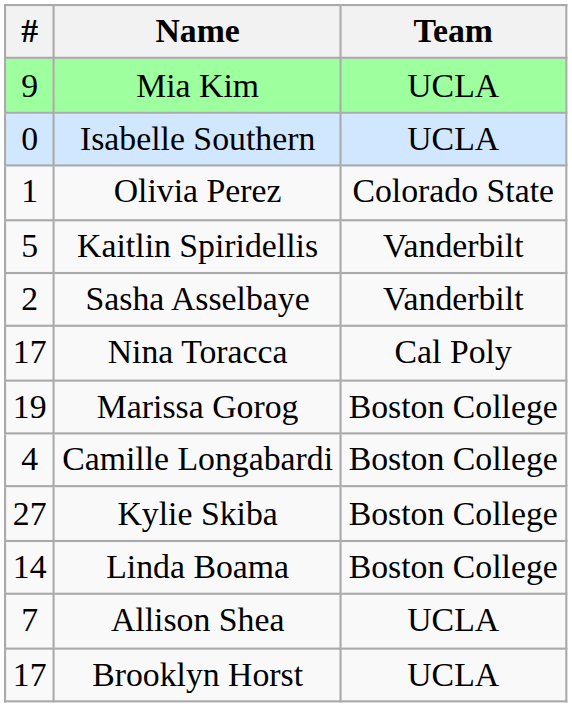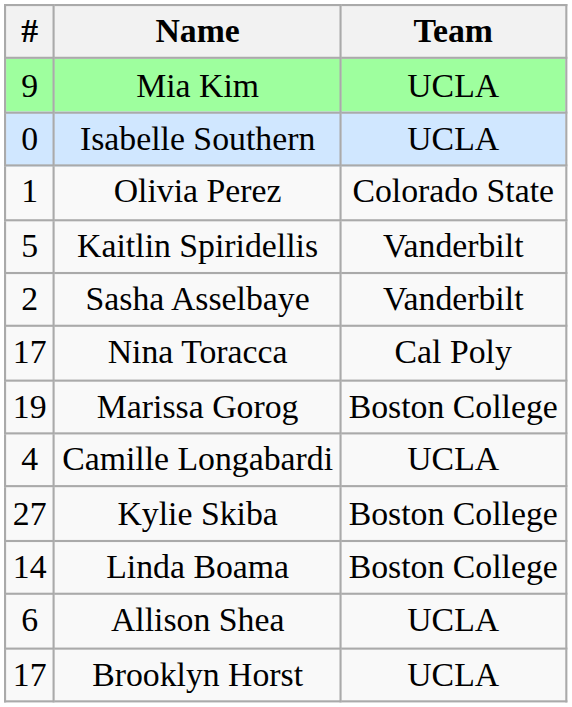(453, 459) Boston College -> (453, 459) UCLA
(30, 620) 7 -> (30, 620) 6
